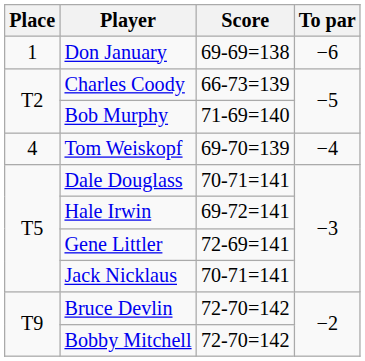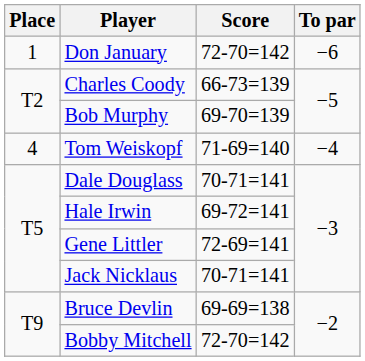(245, 52) 69-69=138 -> (245, 52) 72-70=142
(245, 116) 71-69=140 -> (245, 116) 69-70=139
(245, 148) 69-70=139 -> (245, 148) 71-69=140
(245, 308) 72-70=142 -> (245, 308) 69-69=138
